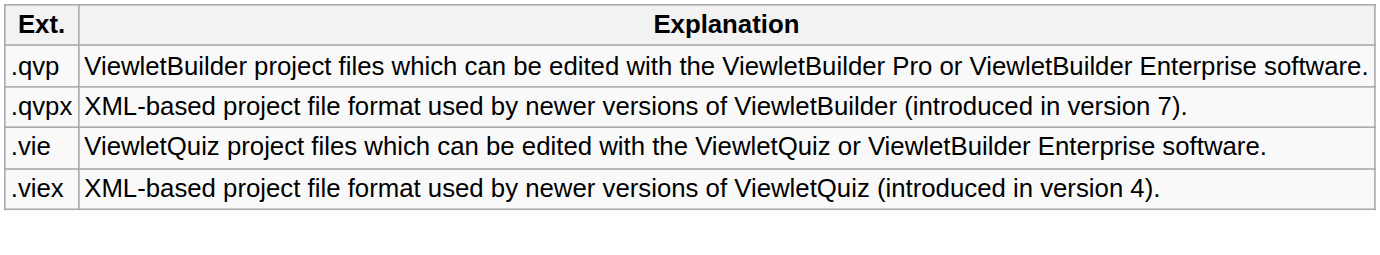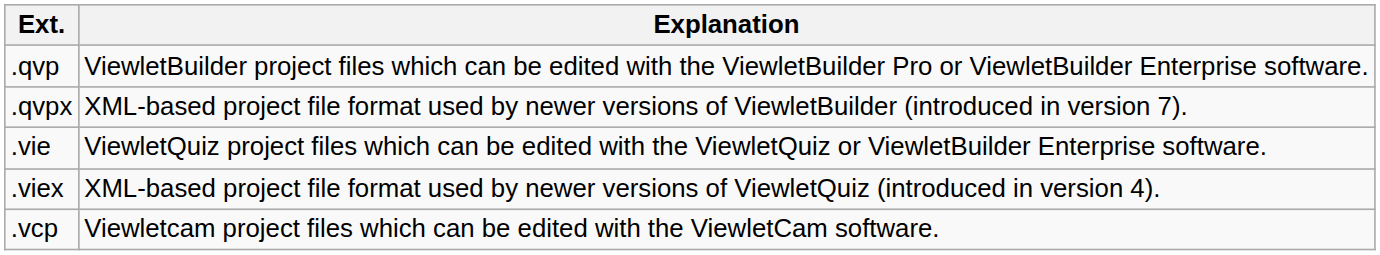+ row: (34, 229)
